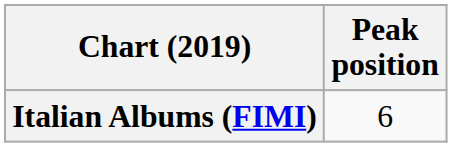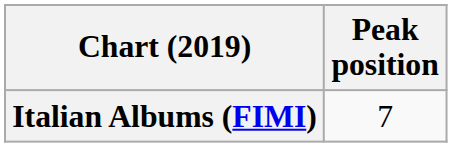(385, 115) 6 -> (385, 115) 7
